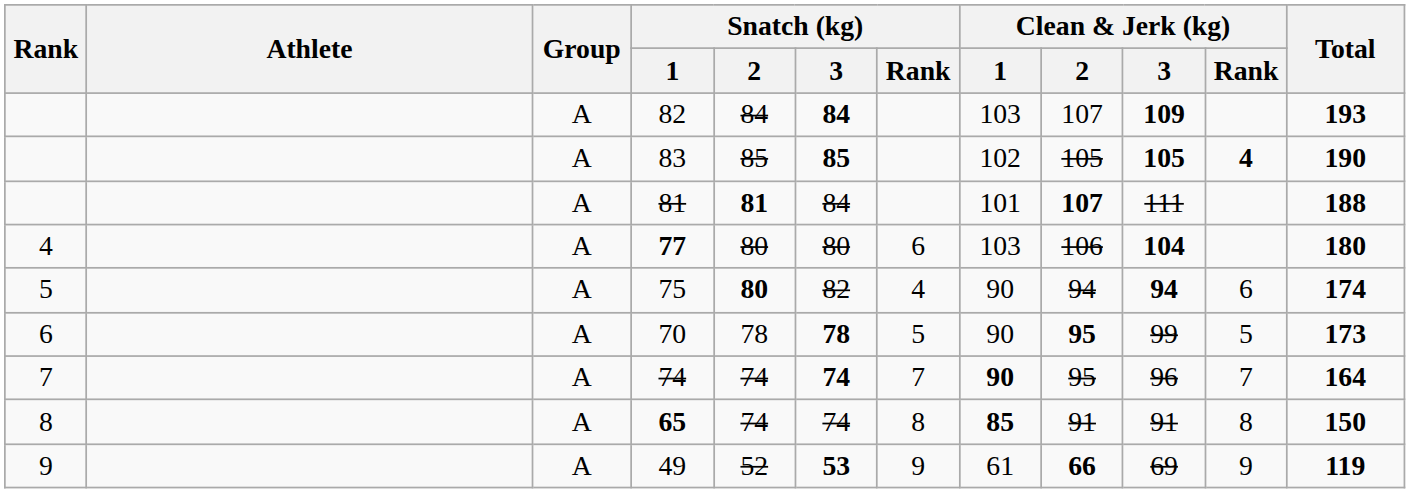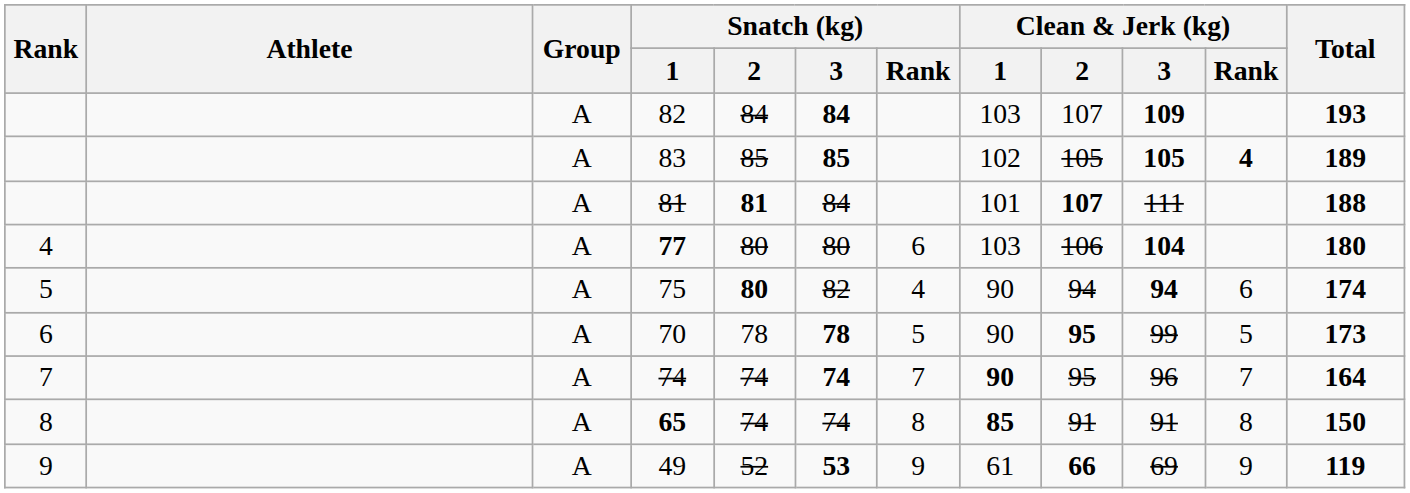(1345, 158) 190 -> (1345, 158) 189
